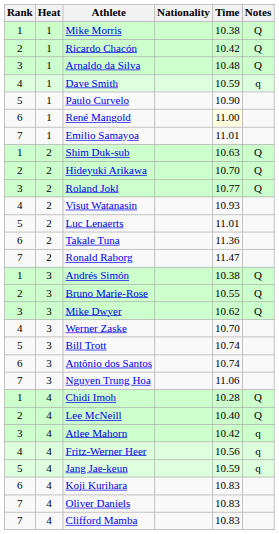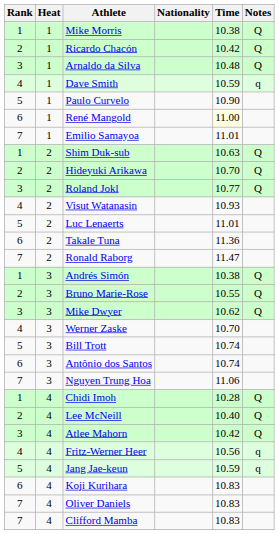(258, 433) q -> (258, 433) Q
